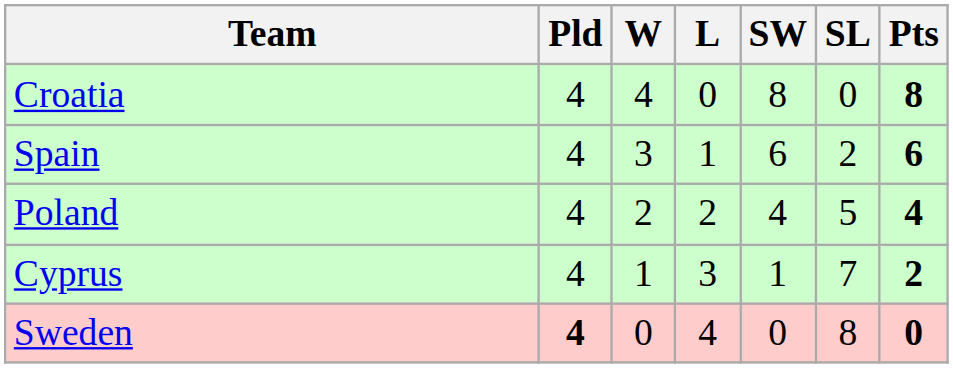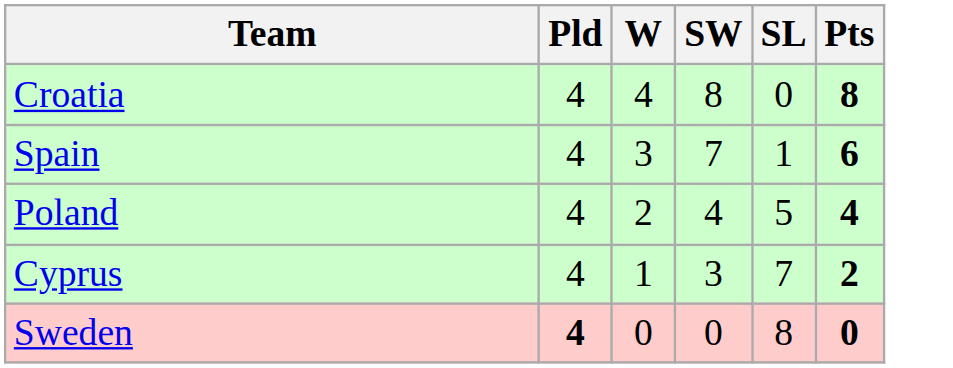- column: (708, 34)
(778, 153) 6 -> (713, 153) 7
(848, 153) 2 -> (784, 153) 1
(778, 272) 1 -> (713, 272) 3
